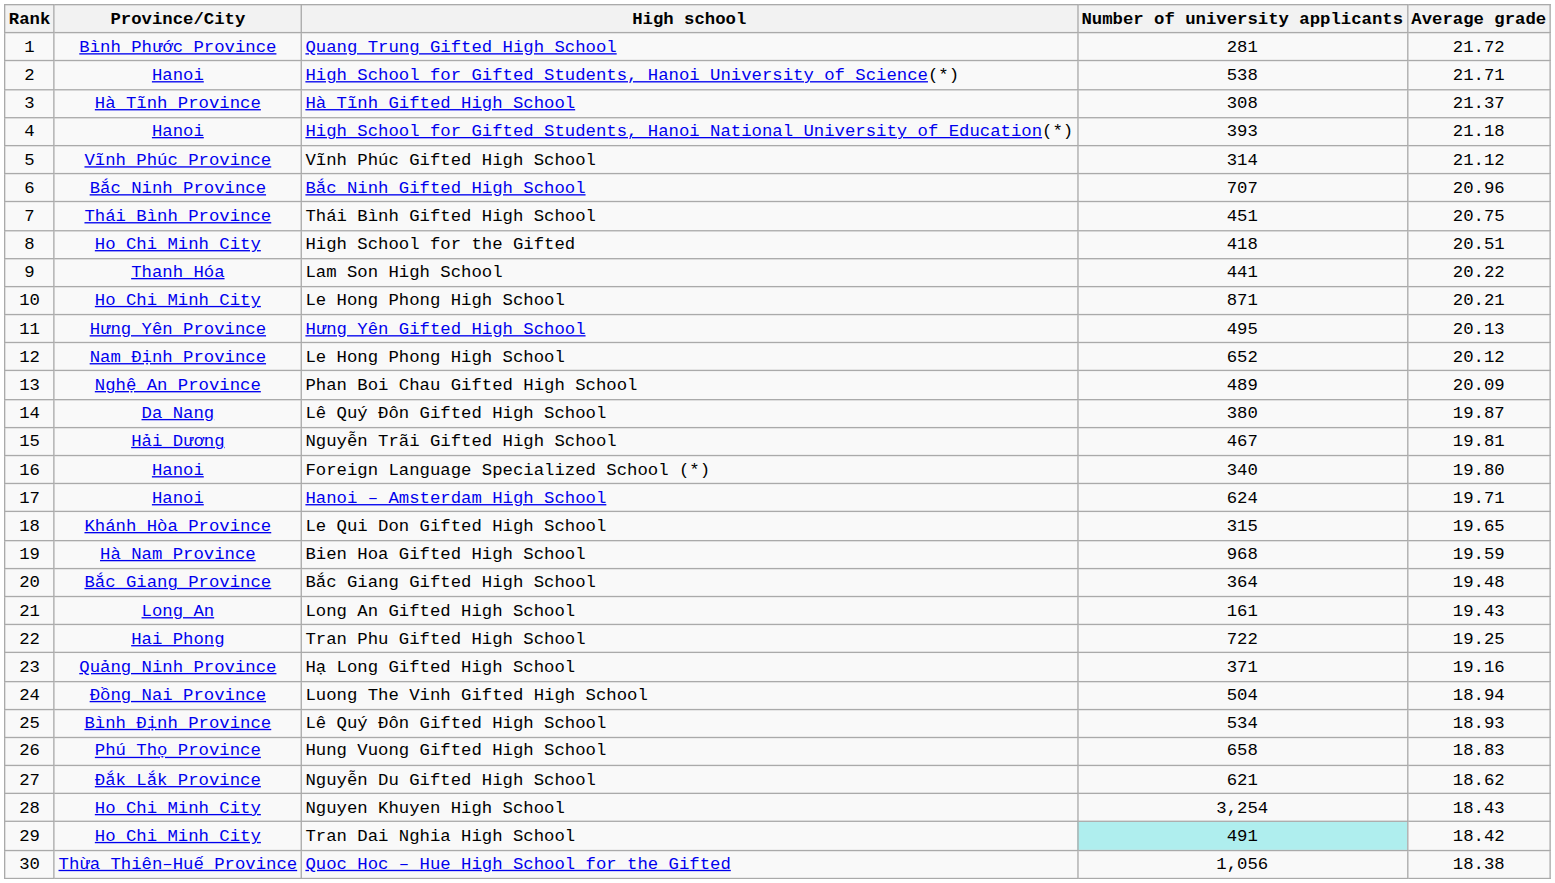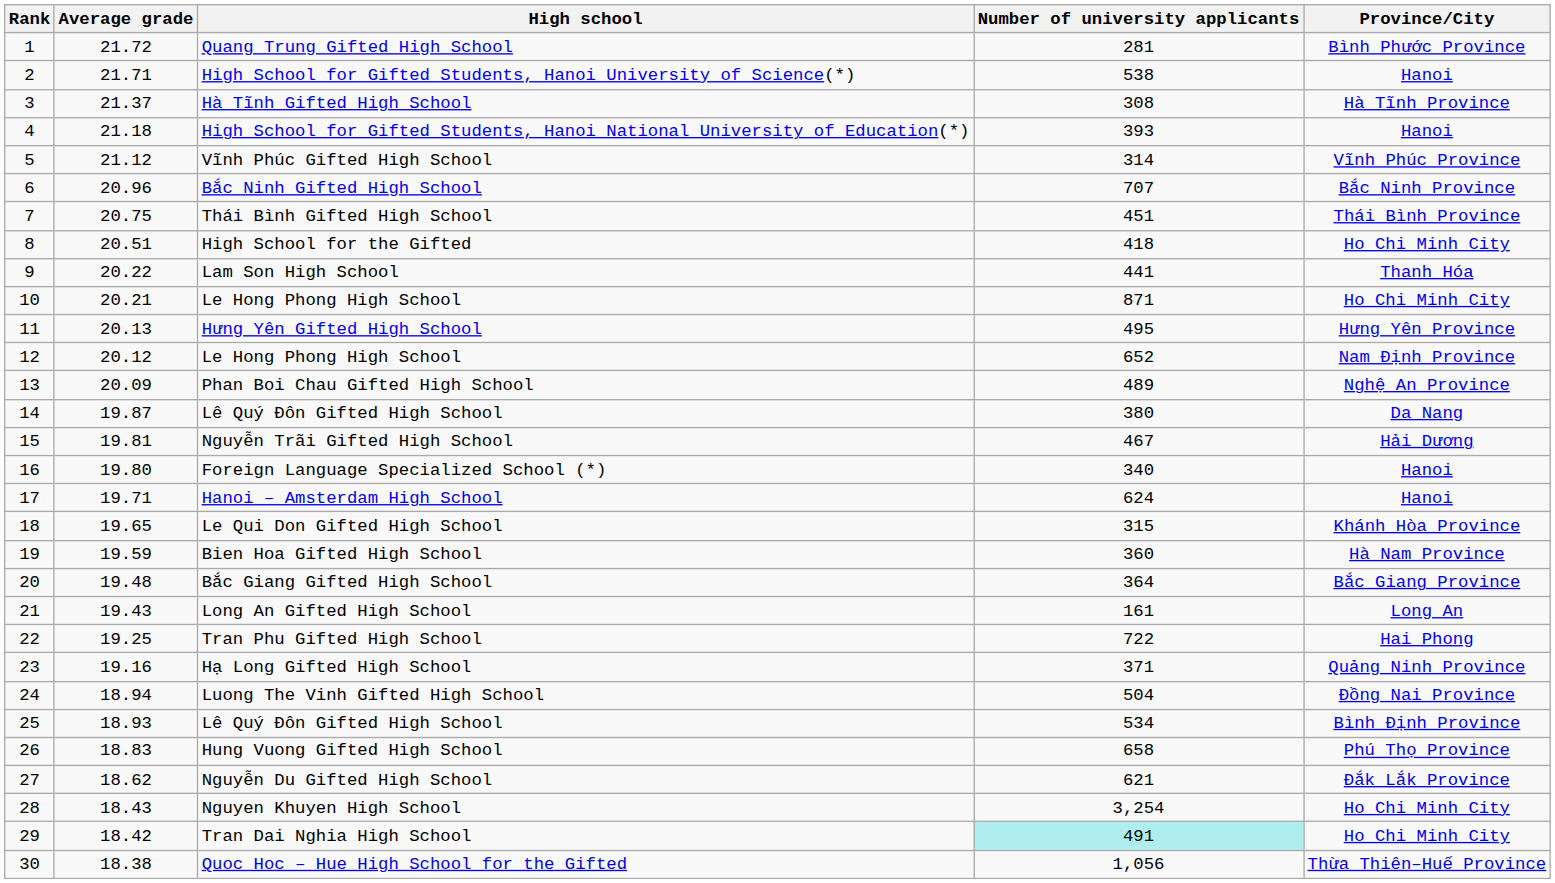columns swapped: (178, 19) <-> (1479, 19)
(1242, 554) 968 -> (1139, 554) 360
